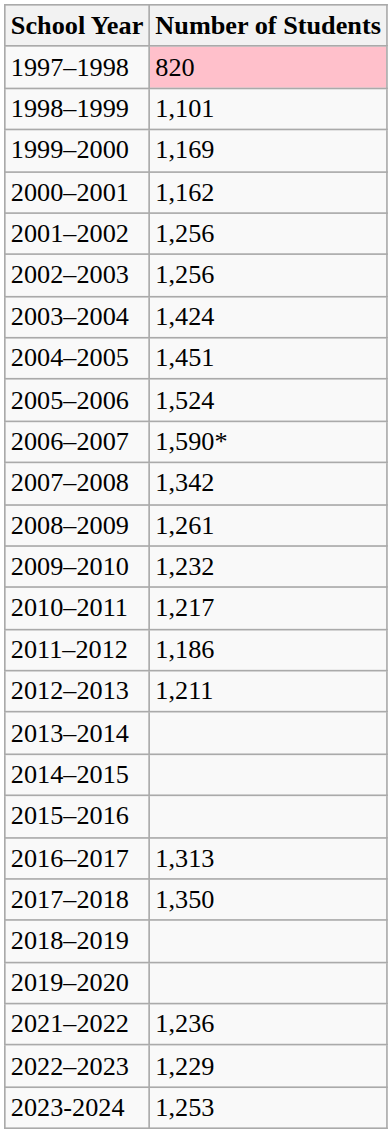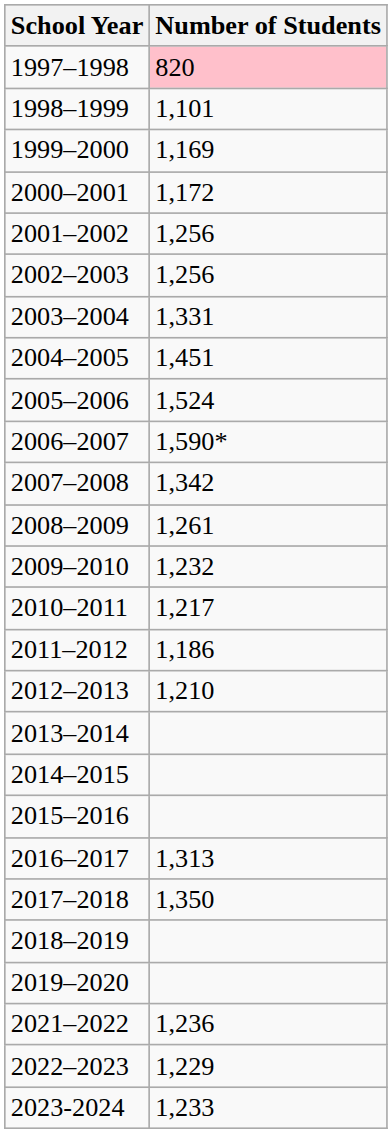(185, 191) 1,162 -> (185, 191) 1,172
(185, 316) 1,424 -> (185, 316) 1,331
(184, 691) 1,211 -> (185, 691) 1,210
(185, 1107) 1,253 -> (185, 1107) 1,233
